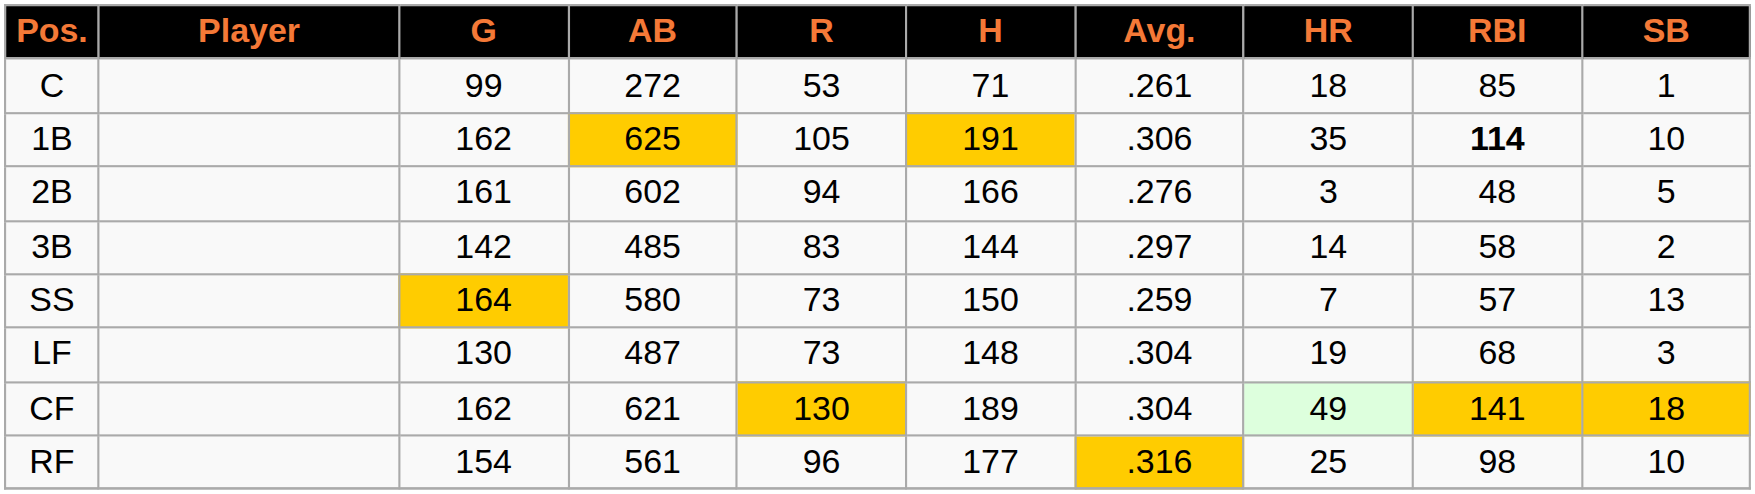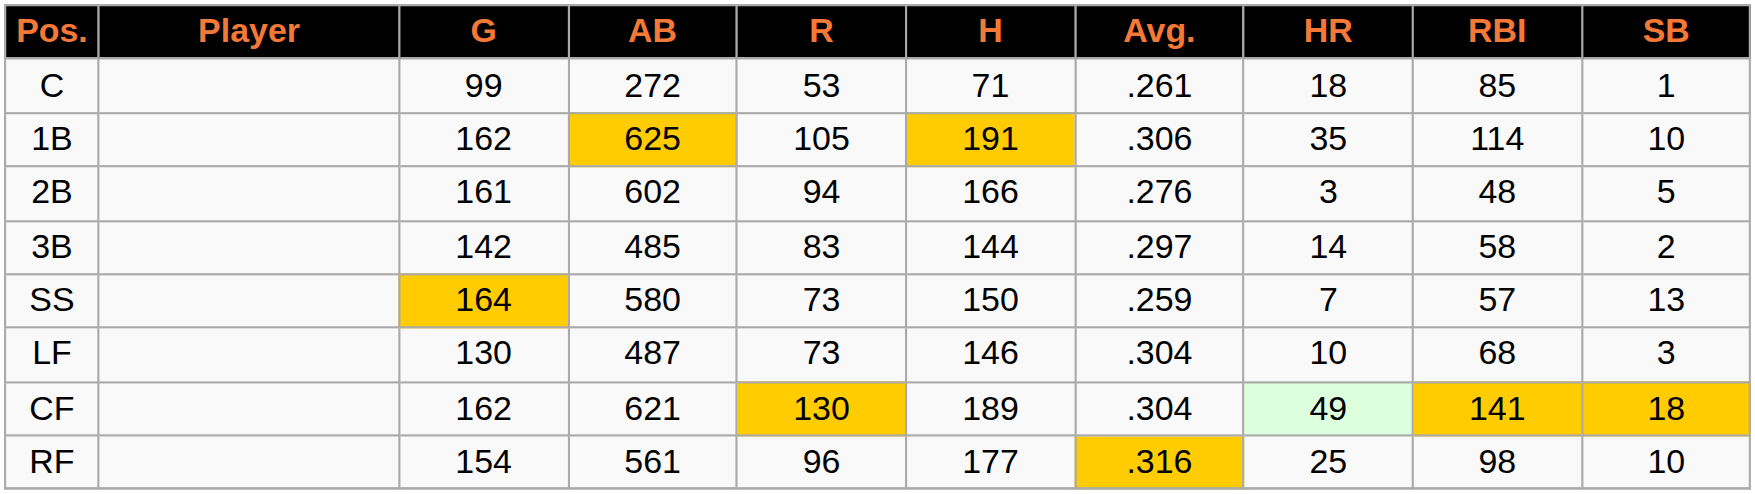(1497, 138) bold -> (1497, 138) normal
(990, 354) 148 -> (990, 354) 146
(1328, 354) 19 -> (1328, 354) 10
